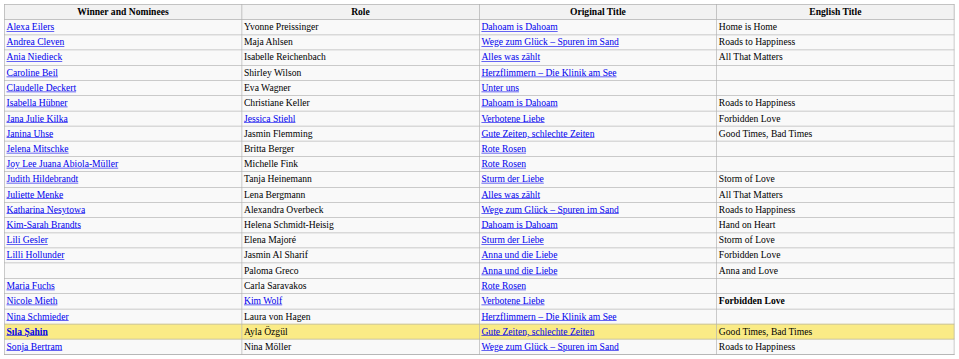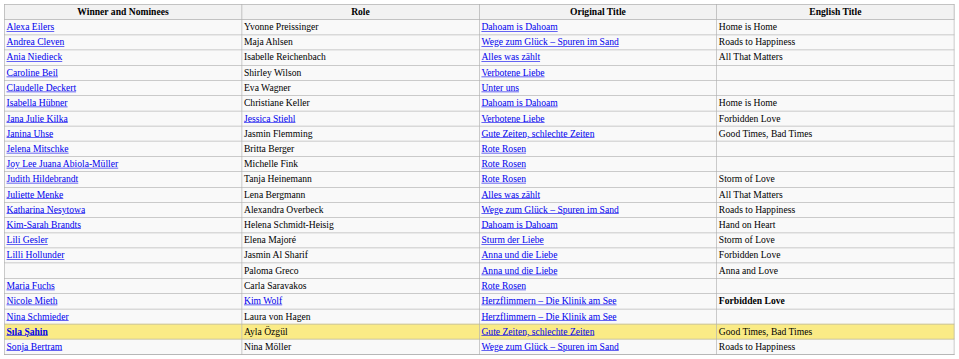(549, 73) Herzflimmern – Die Klinik am See -> (513, 73) Verbotene Liebe
(757, 103) Roads to Happiness -> (748, 103) Home is Home
(513, 179) Sturm der Liebe -> (504, 179) Rote Rosen
(513, 301) Verbotene Liebe -> (549, 301) Herzflimmern – Die Klinik am See
